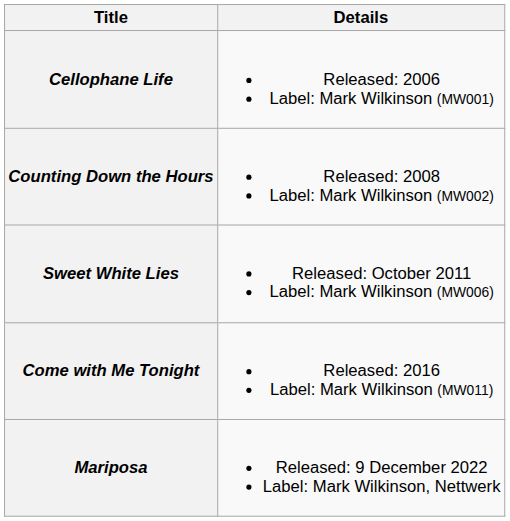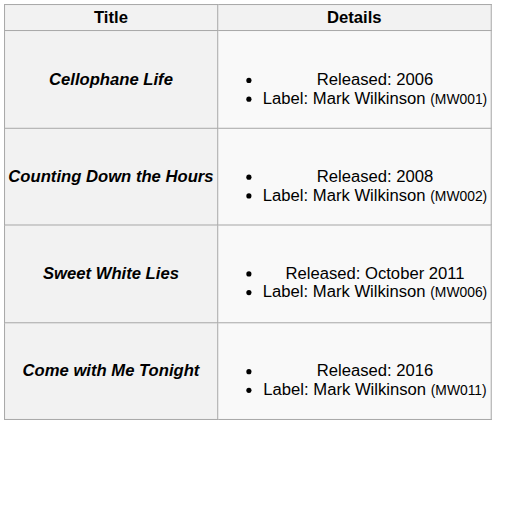- row: (111, 467)
